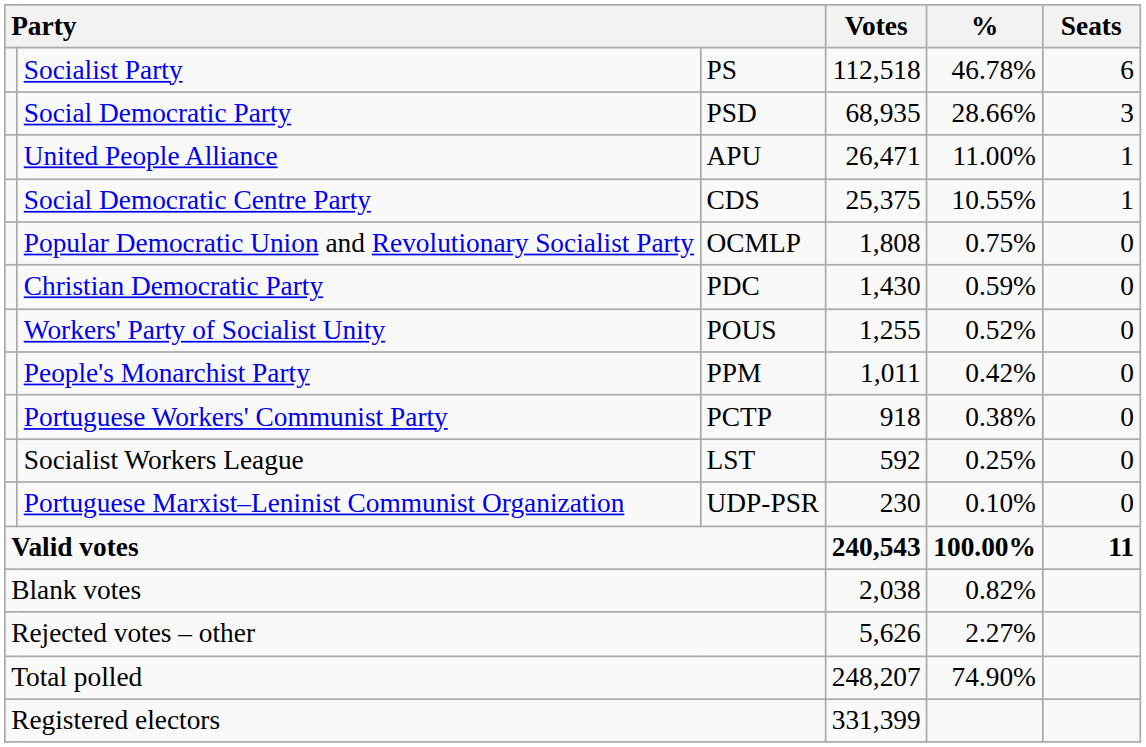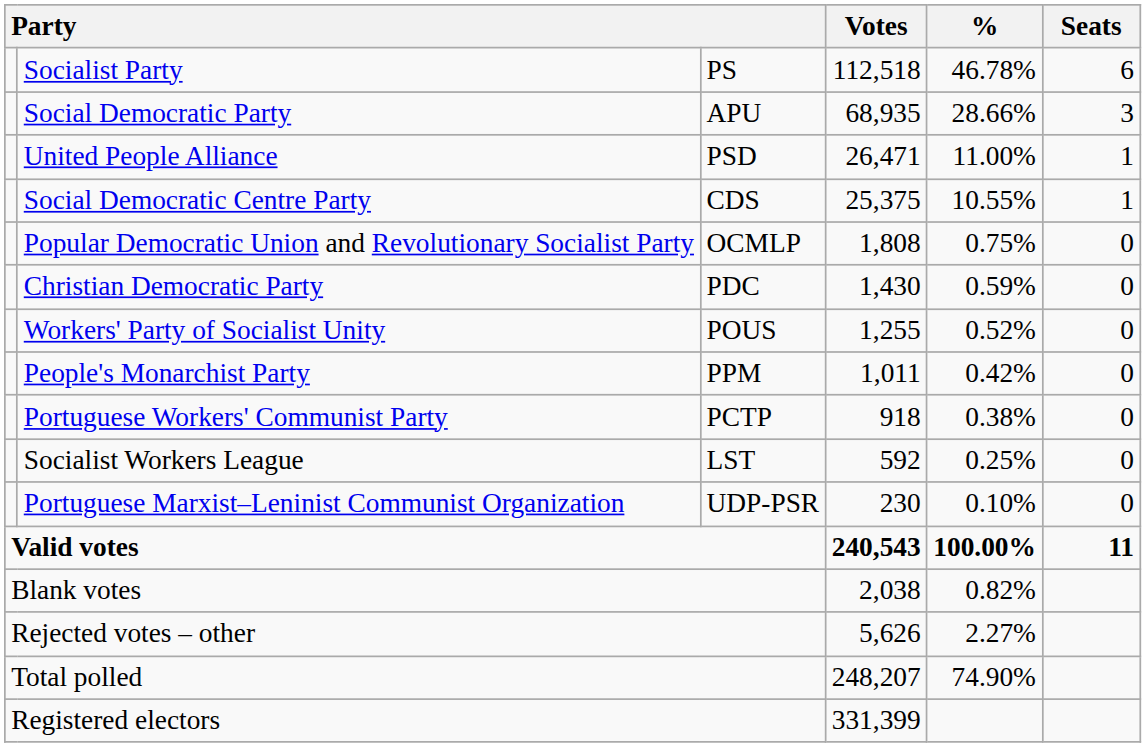(732, 112) PSD -> (734, 112) APU
(734, 156) APU -> (732, 156) PSD
